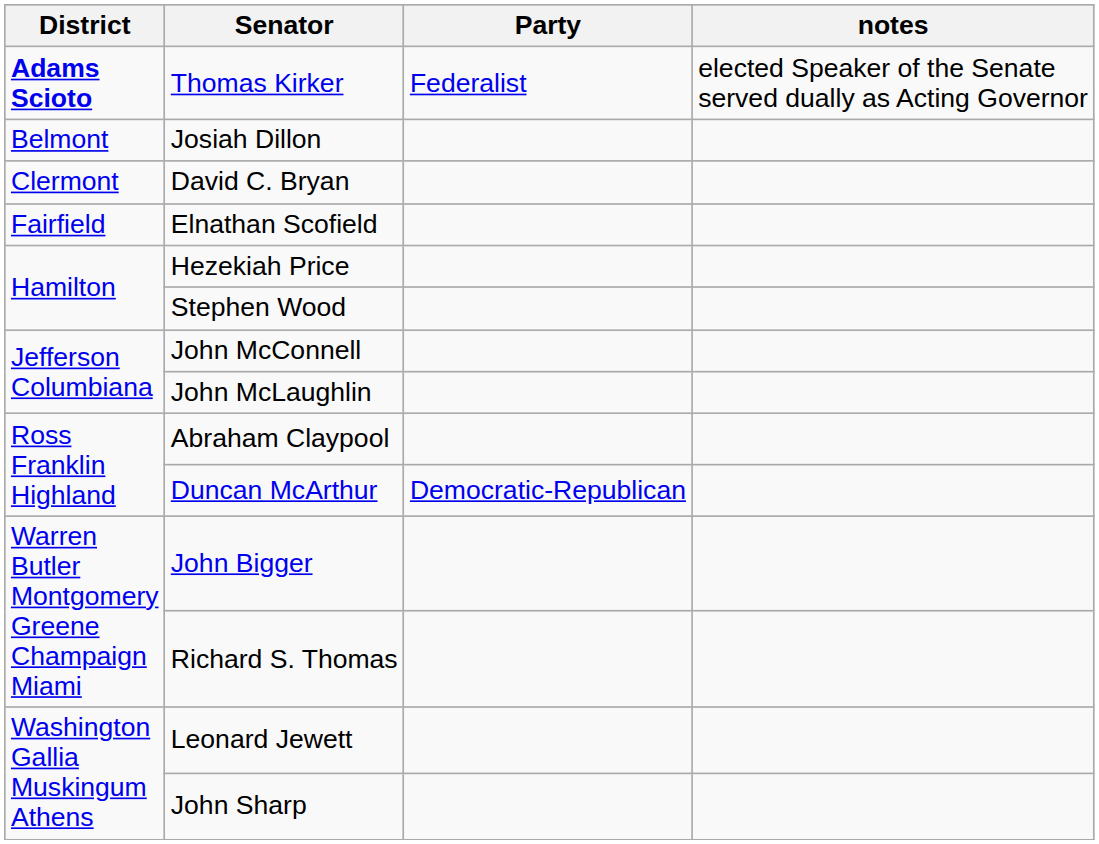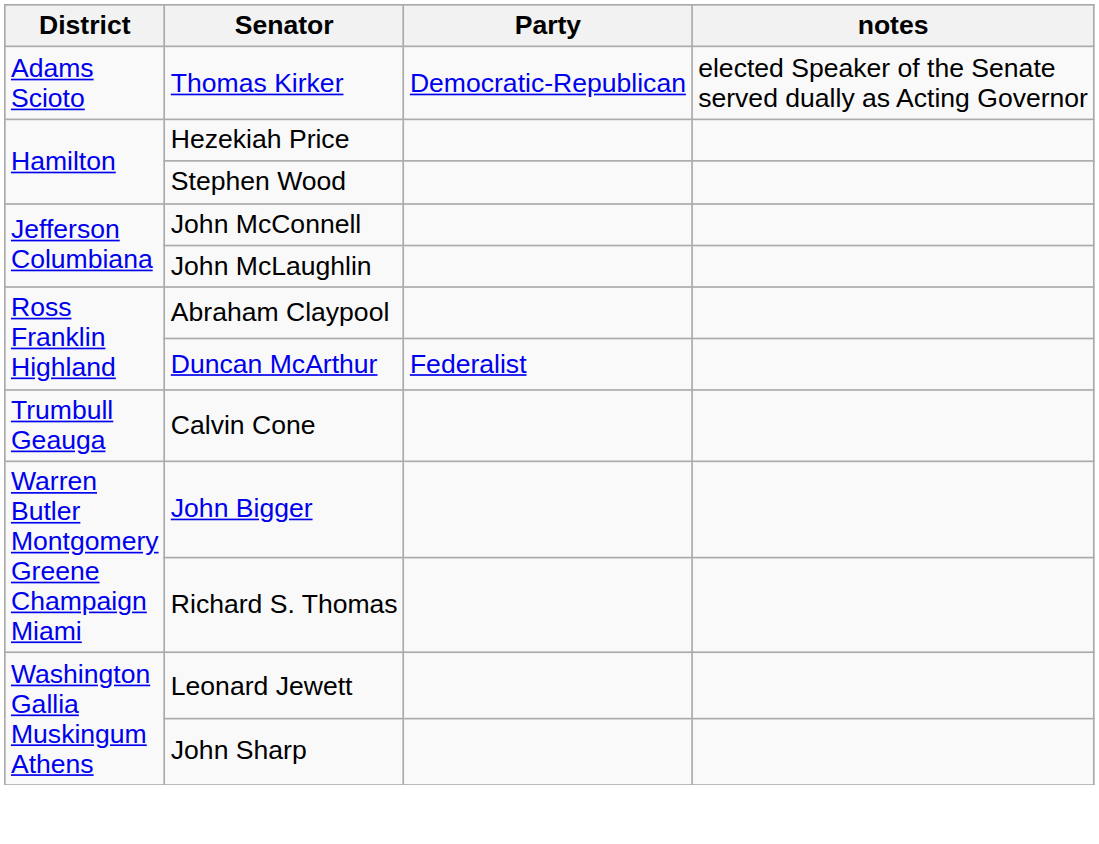(55, 82) bold -> (52, 82) normal
(468, 82) Federalist -> (548, 82) Democratic-Republican
- row: (246, 139)
- row: (260, 181)
- row: (274, 223)
(548, 489) Democratic-Republican -> (468, 363) Federalist
+ row: (243, 424)
